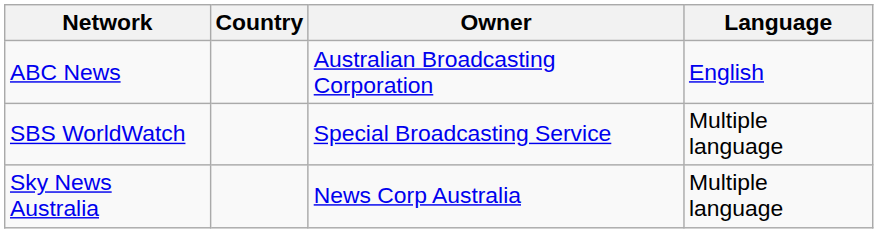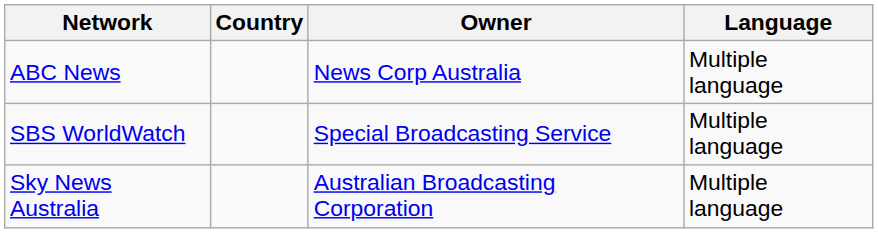(435, 71) Australian Broadcasting Corporation -> (417, 71) News Corp Australia
(726, 71) English -> (736, 71) Multiple language
(417, 195) News Corp Australia -> (435, 195) Australian Broadcasting Corporation
